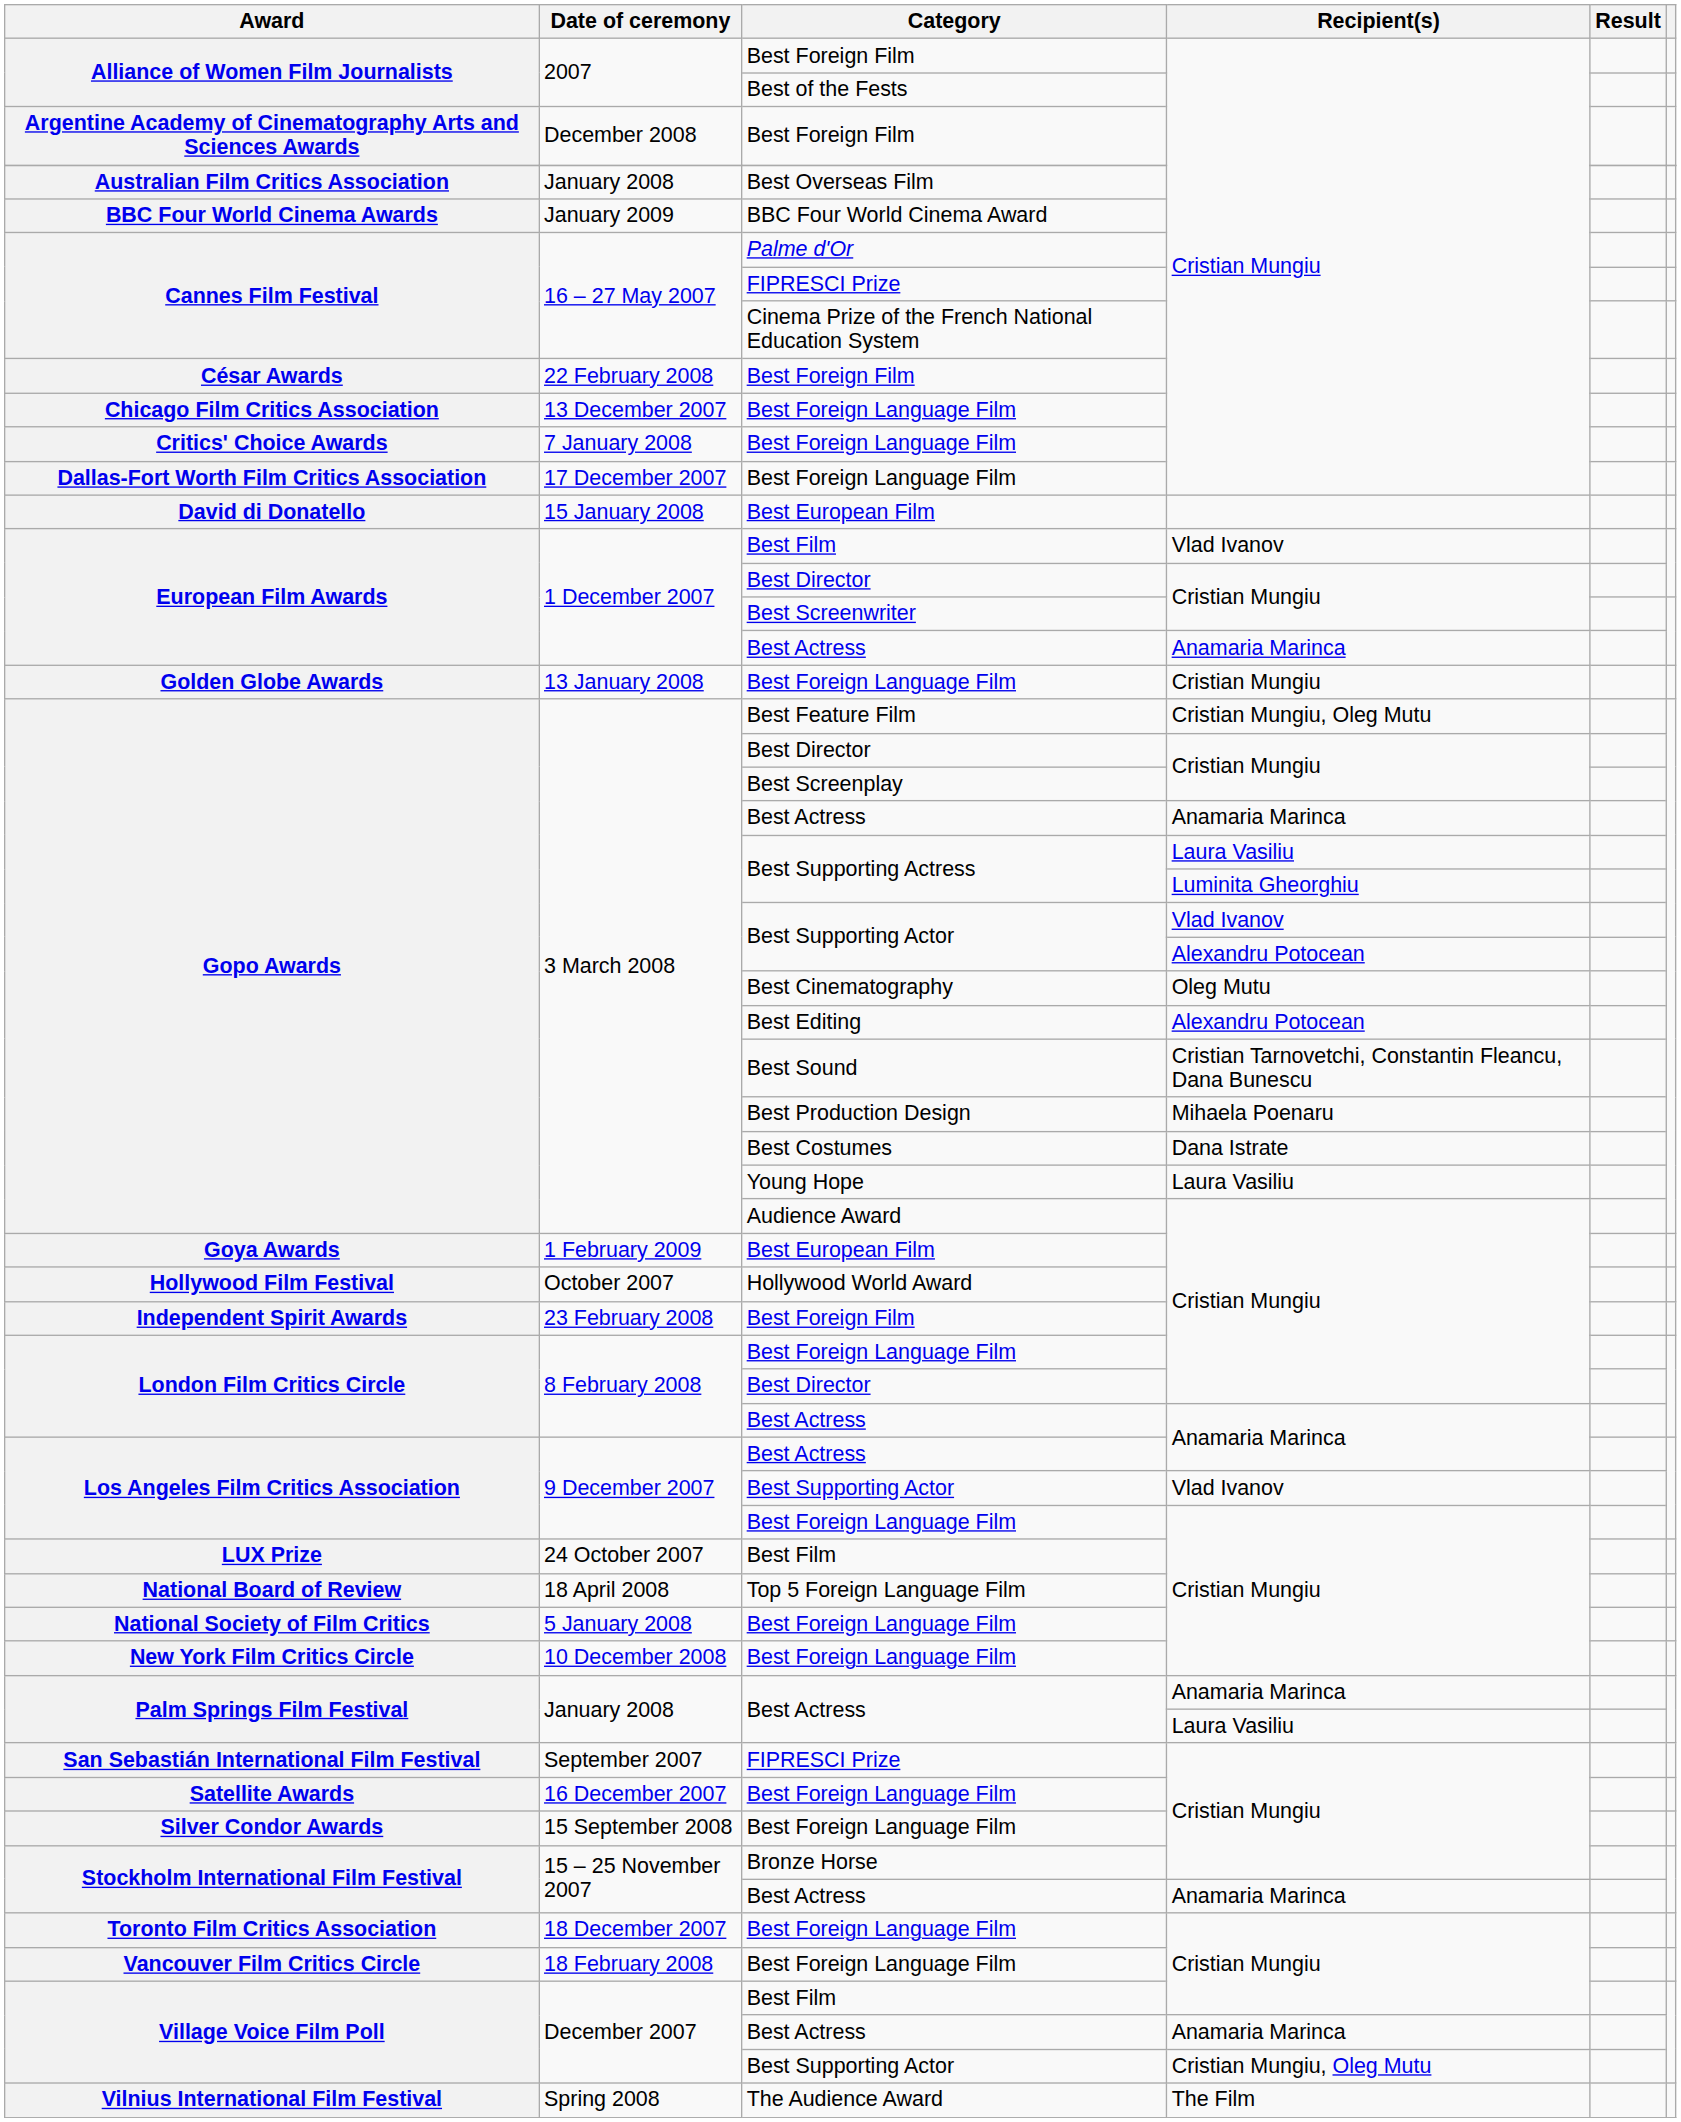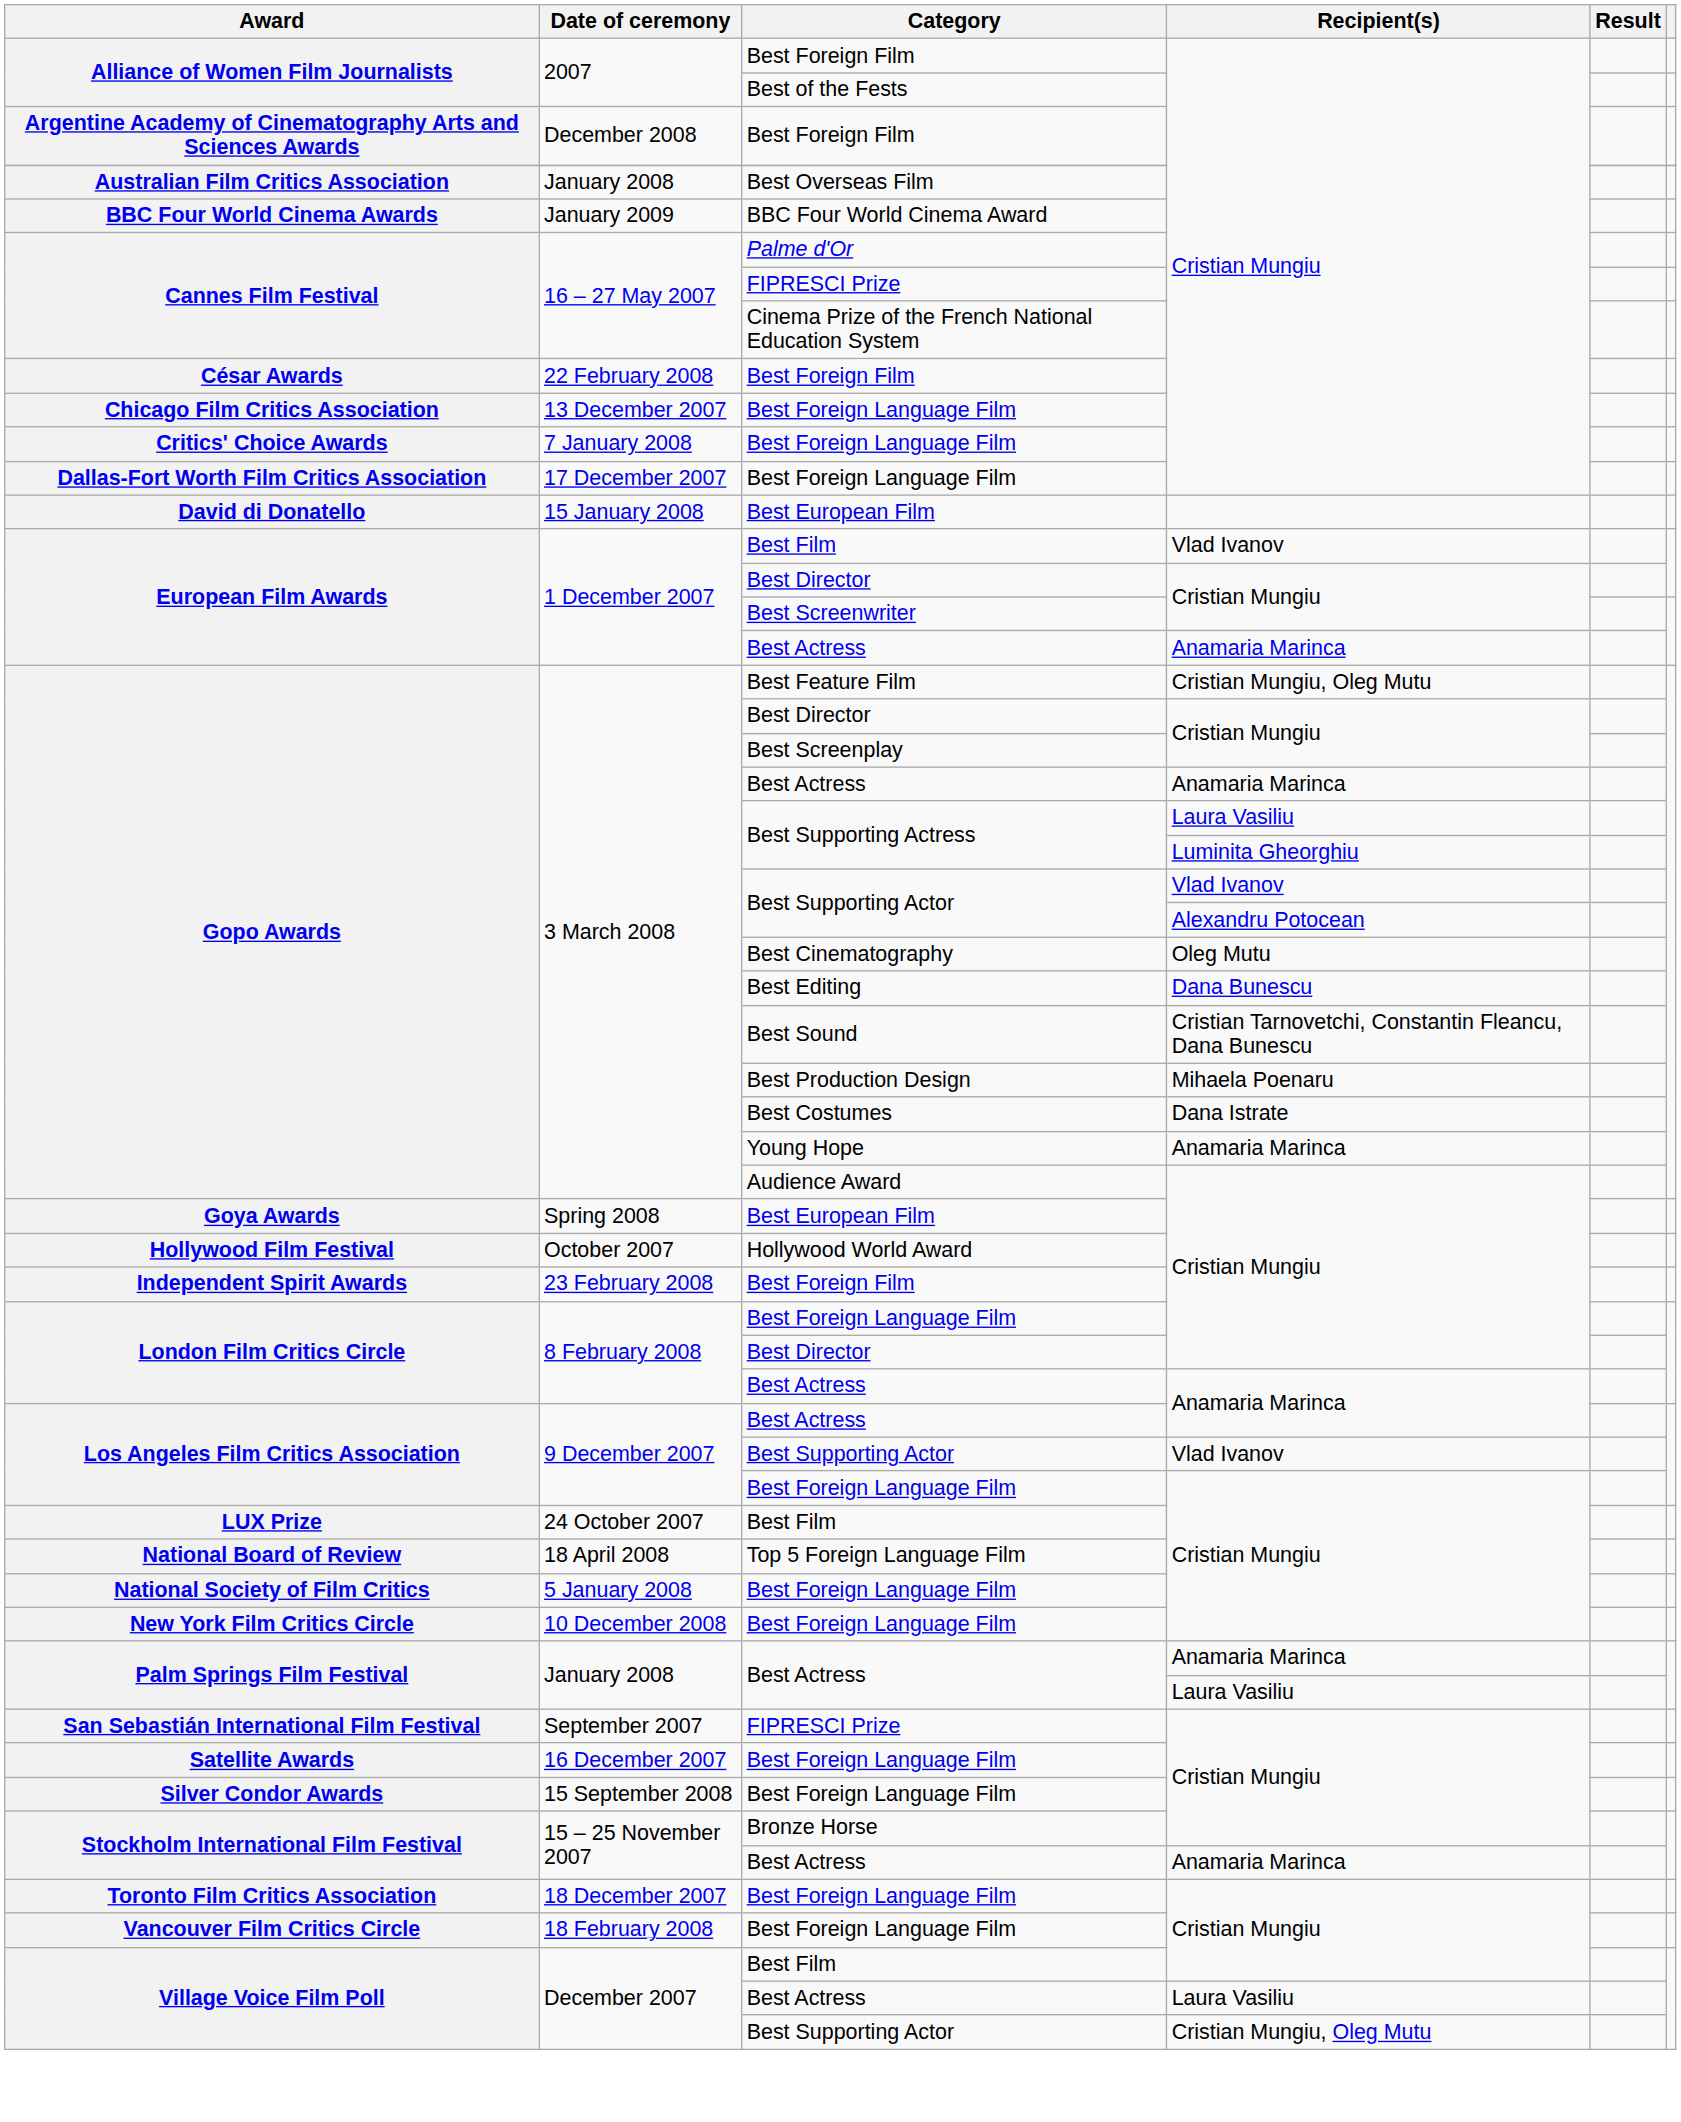- row: (272, 681)
(1268, 1021) Alexandru Potocean -> (1242, 987) Dana Bunescu
(1233, 1181) Laura Vasiliu -> (1259, 1147) Anamaria Marinca
(623, 1249) 1 February 2009 -> (602, 1215) Spring 2008
(1259, 2032) Anamaria Marinca -> (1233, 1998) Laura Vasiliu
- row: (272, 2100)
